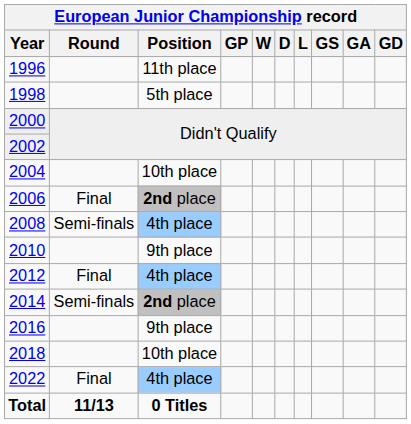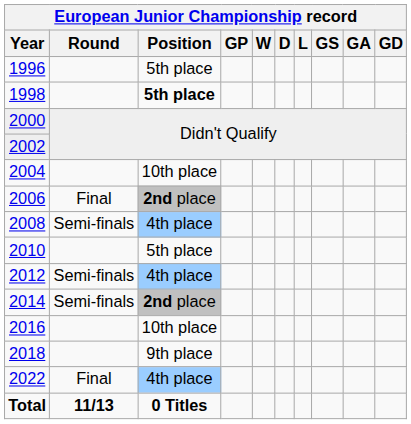(179, 69) 11th place -> (179, 69) 5th place
(179, 95) normal -> (179, 95) bold
(179, 250) 9th place -> (179, 250) 5th place
(94, 276) Final -> (94, 276) Semi-finals
(179, 328) 9th place -> (179, 328) 10th place
(179, 353) 10th place -> (179, 353) 9th place
